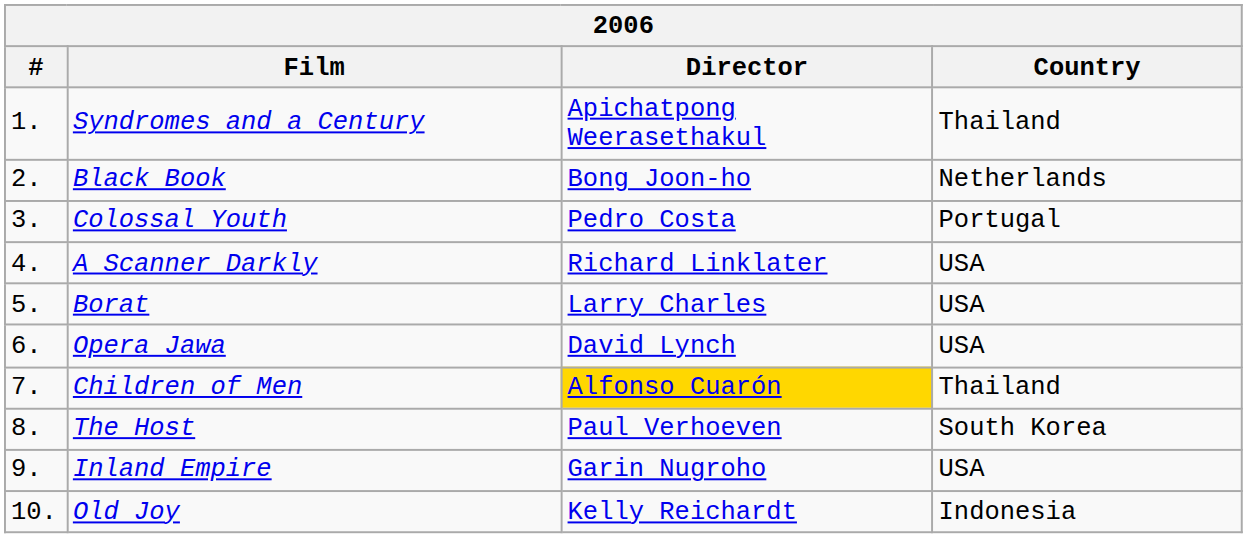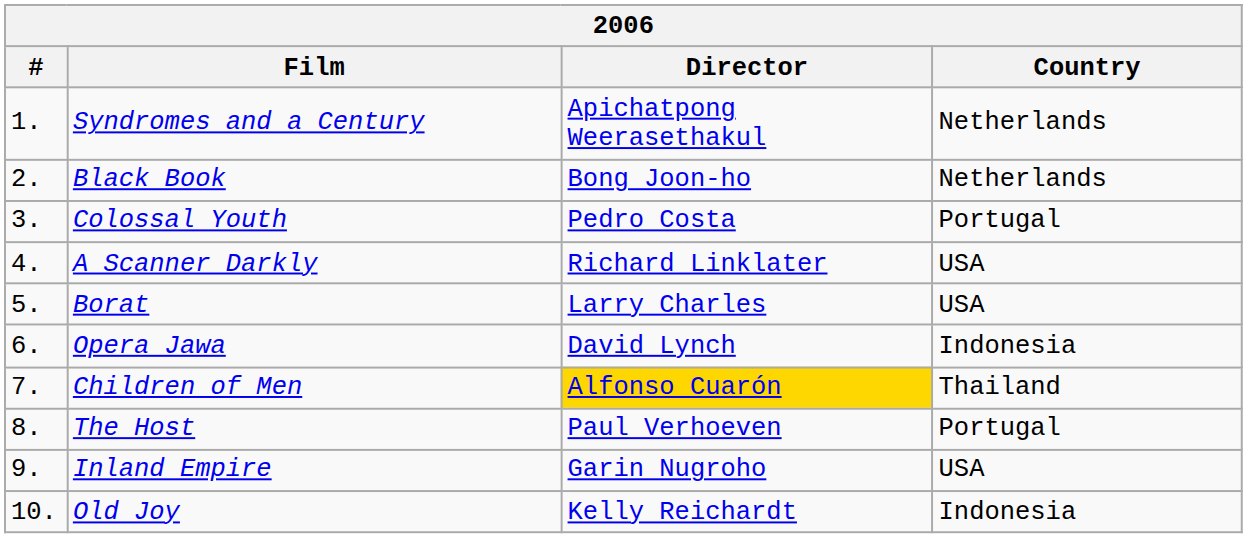(1000, 123) Thailand -> (1023, 123) Netherlands
(962, 346) USA -> (1007, 346) Indonesia
(1023, 429) South Korea -> (1000, 429) Portugal
